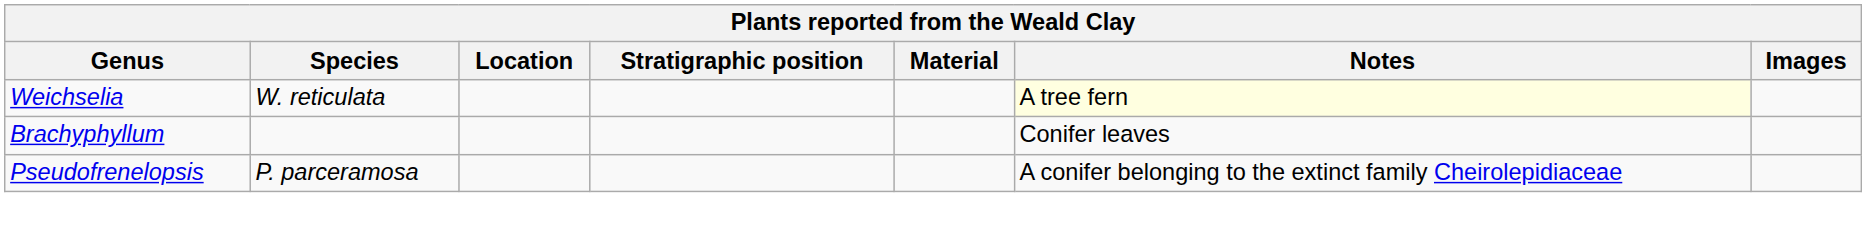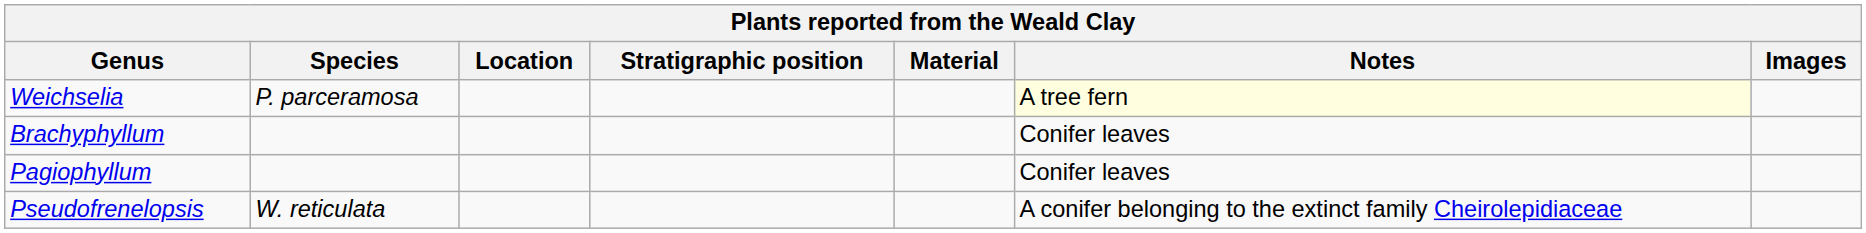(320, 97) W. reticulata -> (337, 97) P. parceramosa
+ row: (81, 172)
(337, 172) P. parceramosa -> (320, 209) W. reticulata
